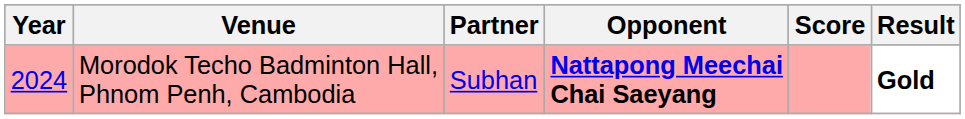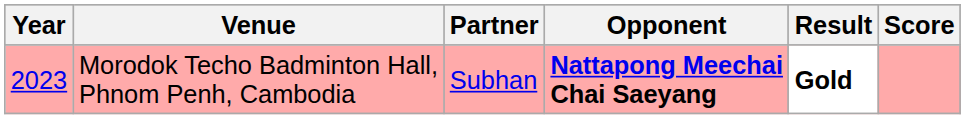columns swapped: (830, 25) <-> (916, 25)
(39, 79) 2024 -> (39, 79) 2023
